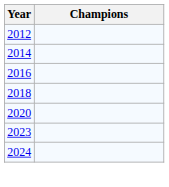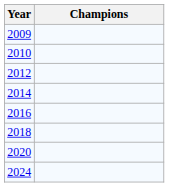+ row: (19, 34)
+ row: (19, 54)
- row: (19, 133)
